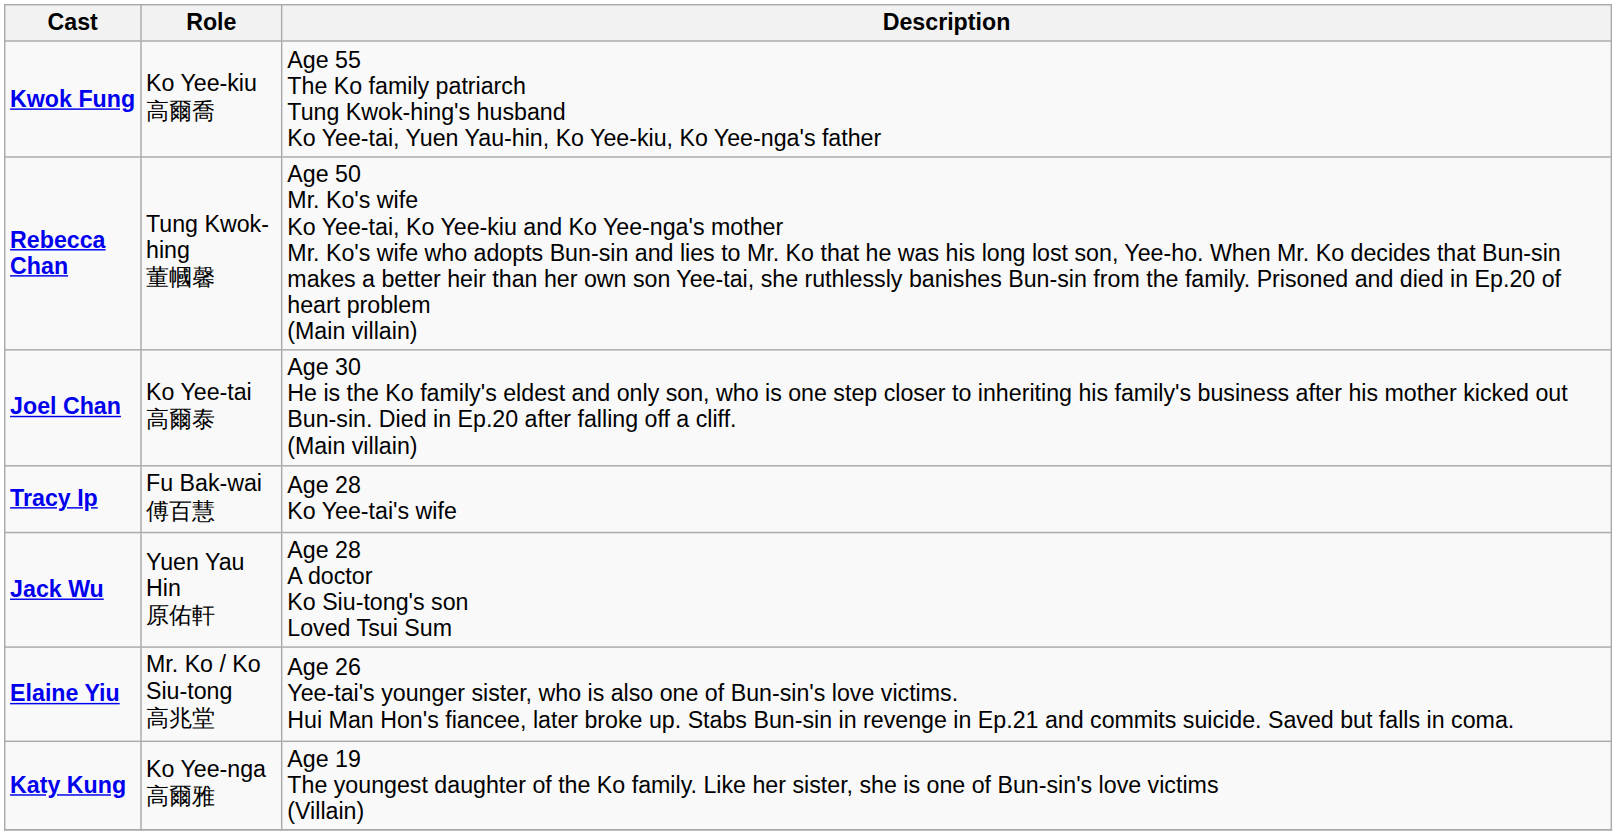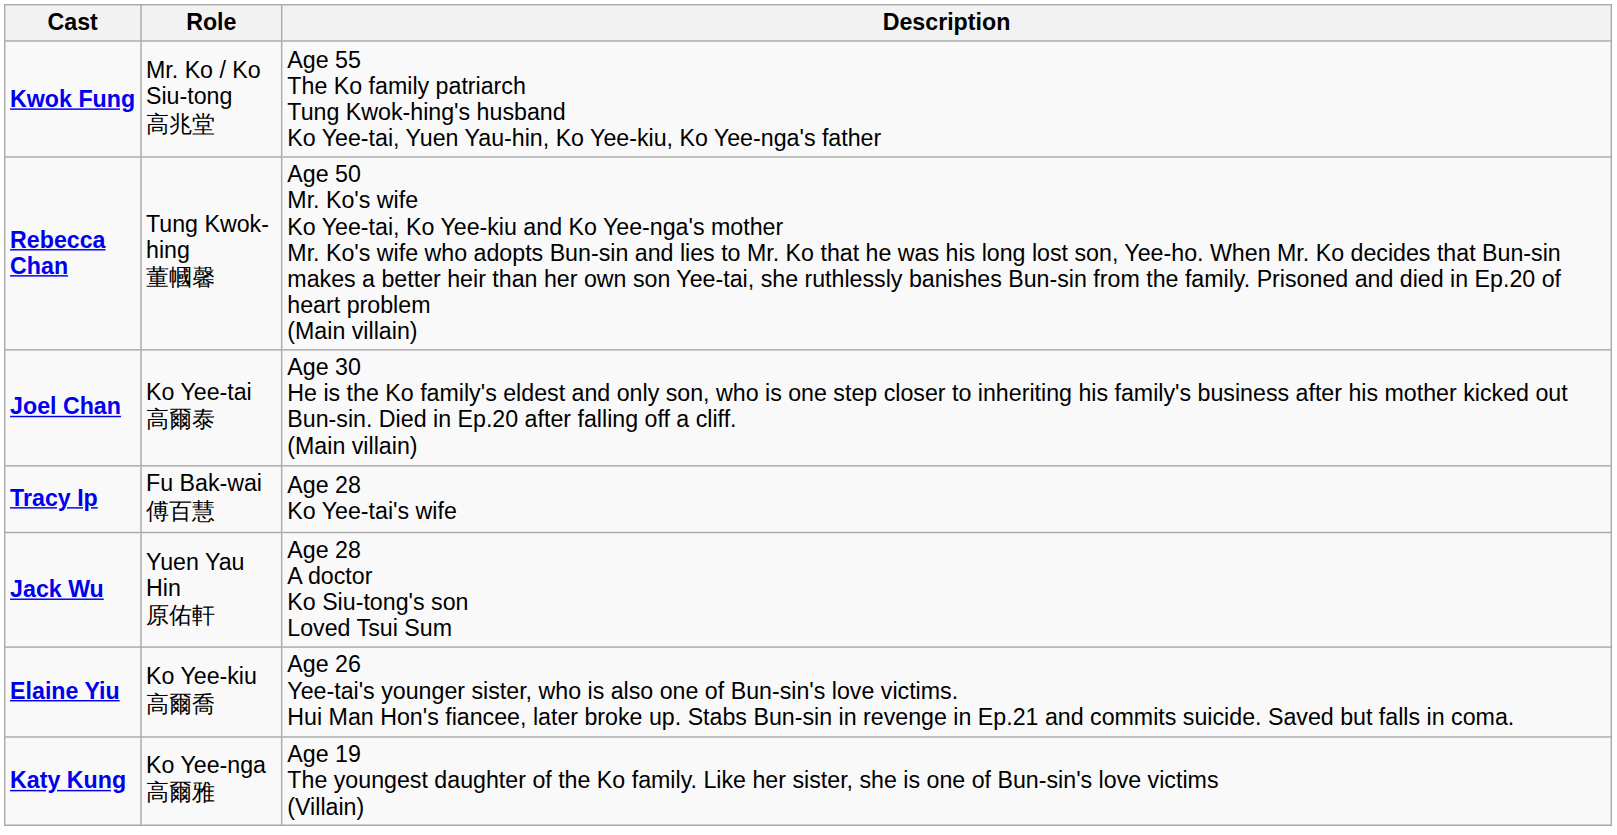(201, 97) Ko Yee-kiu 高爾喬 -> (203, 97) Mr. Ko / Ko Siu-tong 高兆堂
(203, 692) Mr. Ko / Ko Siu-tong 高兆堂 -> (201, 690) Ko Yee-kiu 高爾喬
